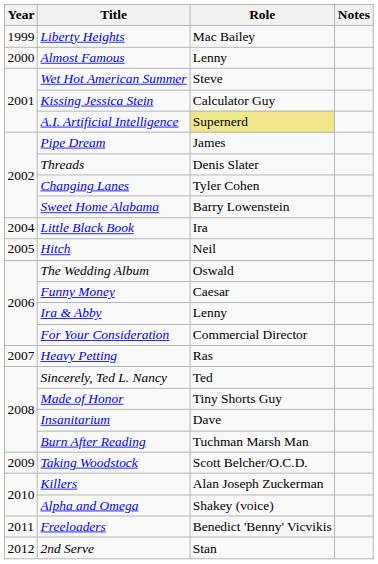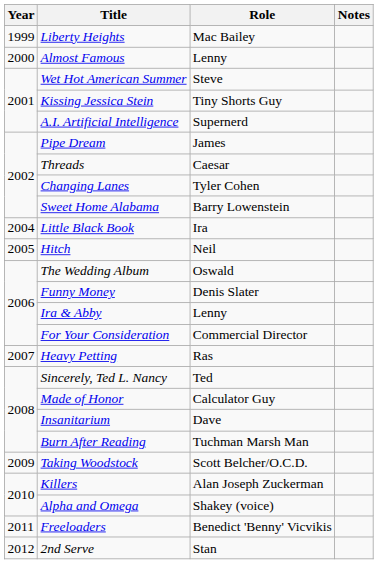(234, 100) Calculator Guy -> (237, 100) Tiny Shorts Guy
(220, 121) khaki background -> (220, 121) no background
(226, 164) Denis Slater -> (211, 164) Caesar
(211, 292) Caesar -> (226, 292) Denis Slater
(237, 398) Tiny Shorts Guy -> (234, 398) Calculator Guy
